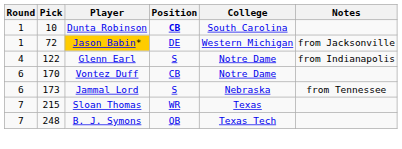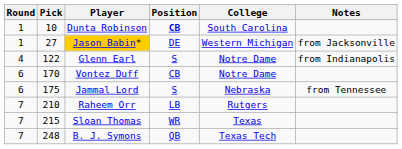(51, 43) 72 -> (51, 43) 27
(51, 89) 173 -> (51, 89) 175
+ row: (107, 105)
